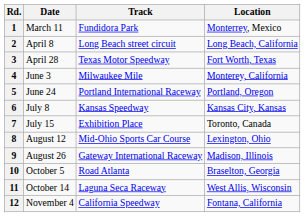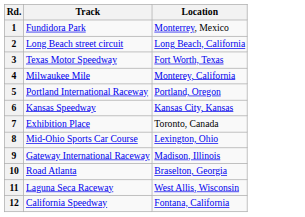- column: (50, 12)
